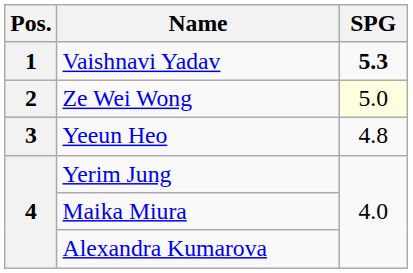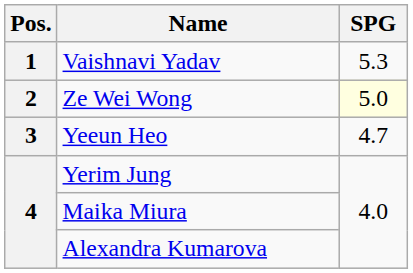(373, 60) bold -> (373, 60) normal
(373, 135) 4.8 -> (373, 135) 4.7
